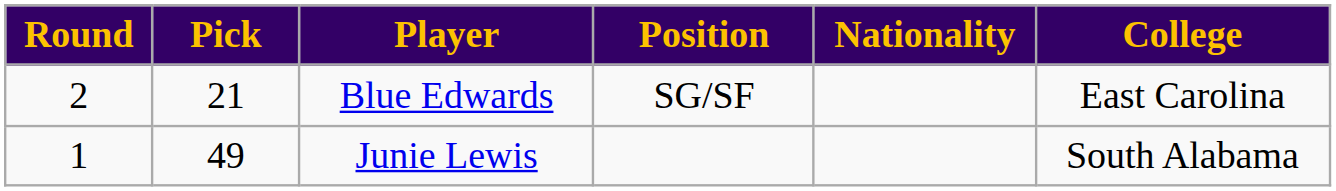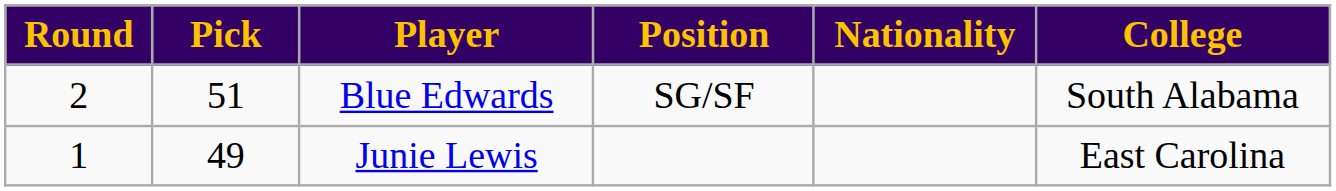(226, 94) 21 -> (226, 94) 51
(1182, 94) East Carolina -> (1182, 94) South Alabama
(1182, 154) South Alabama -> (1182, 154) East Carolina
